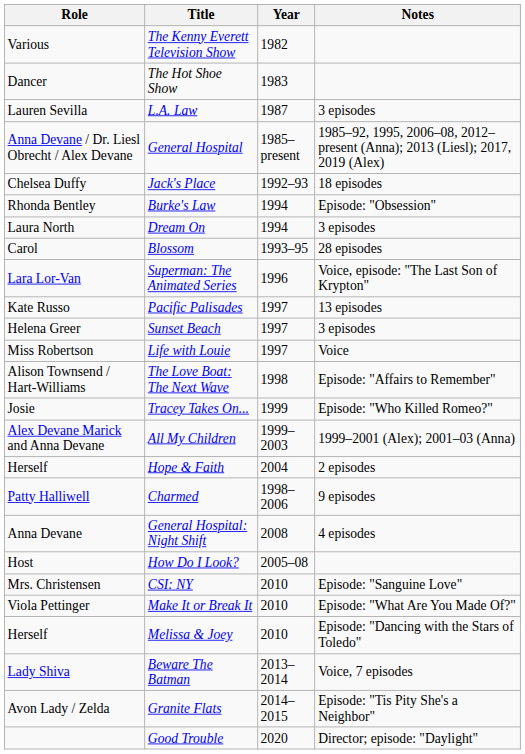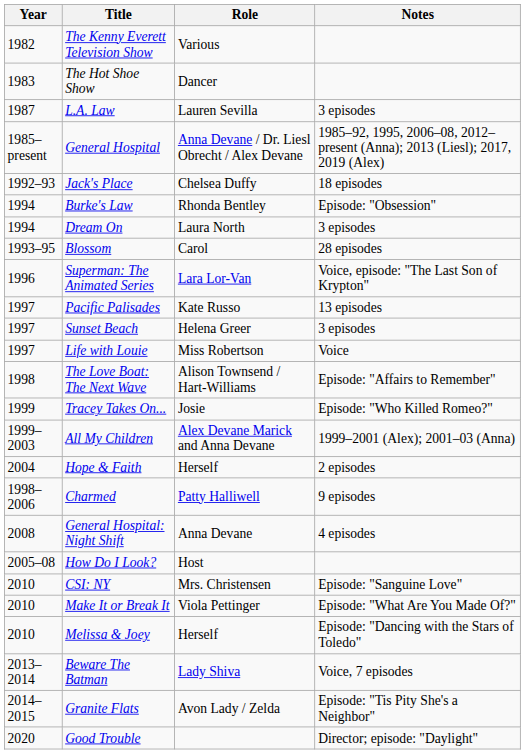columns swapped: (286, 15) <-> (75, 15)
